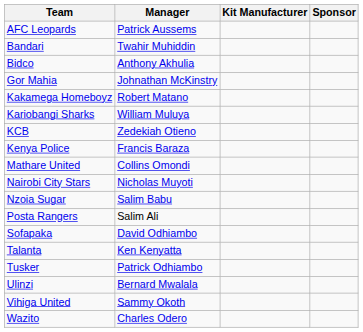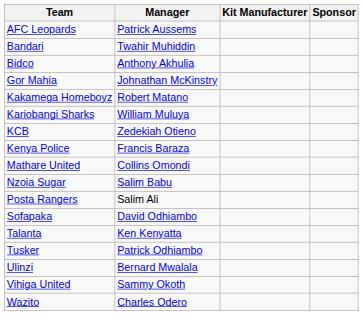- row: (49, 183)
